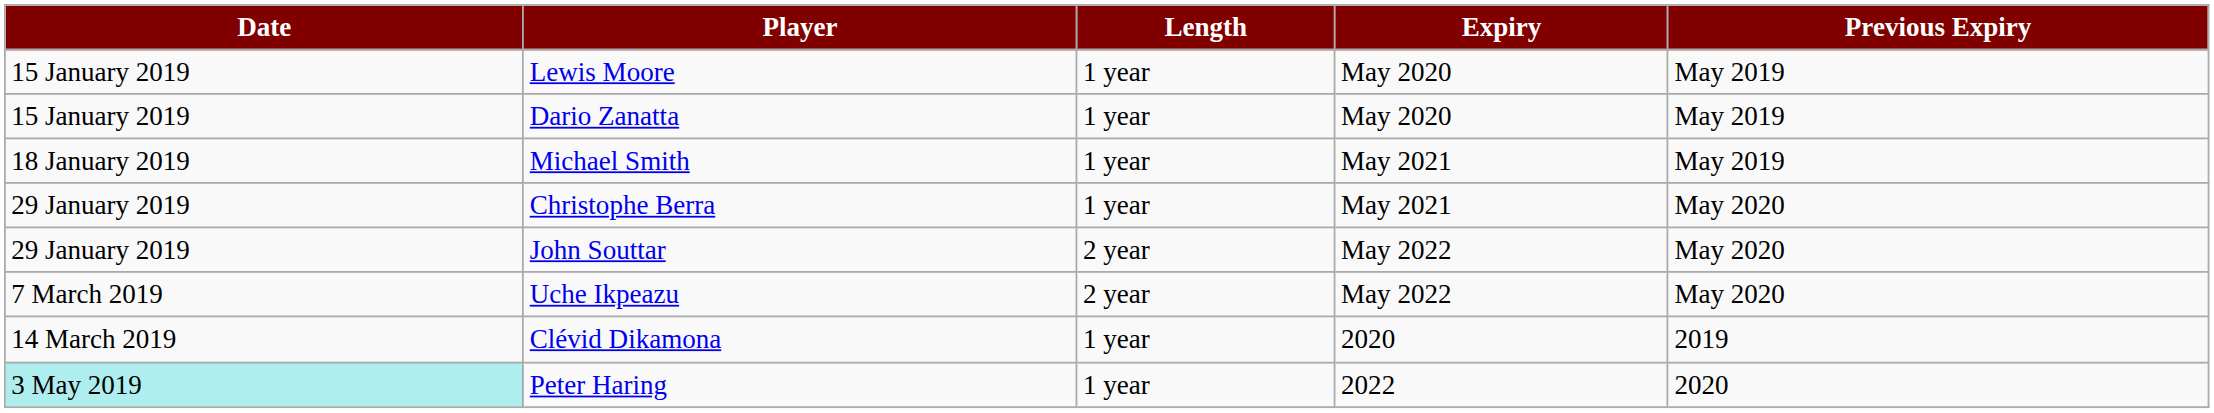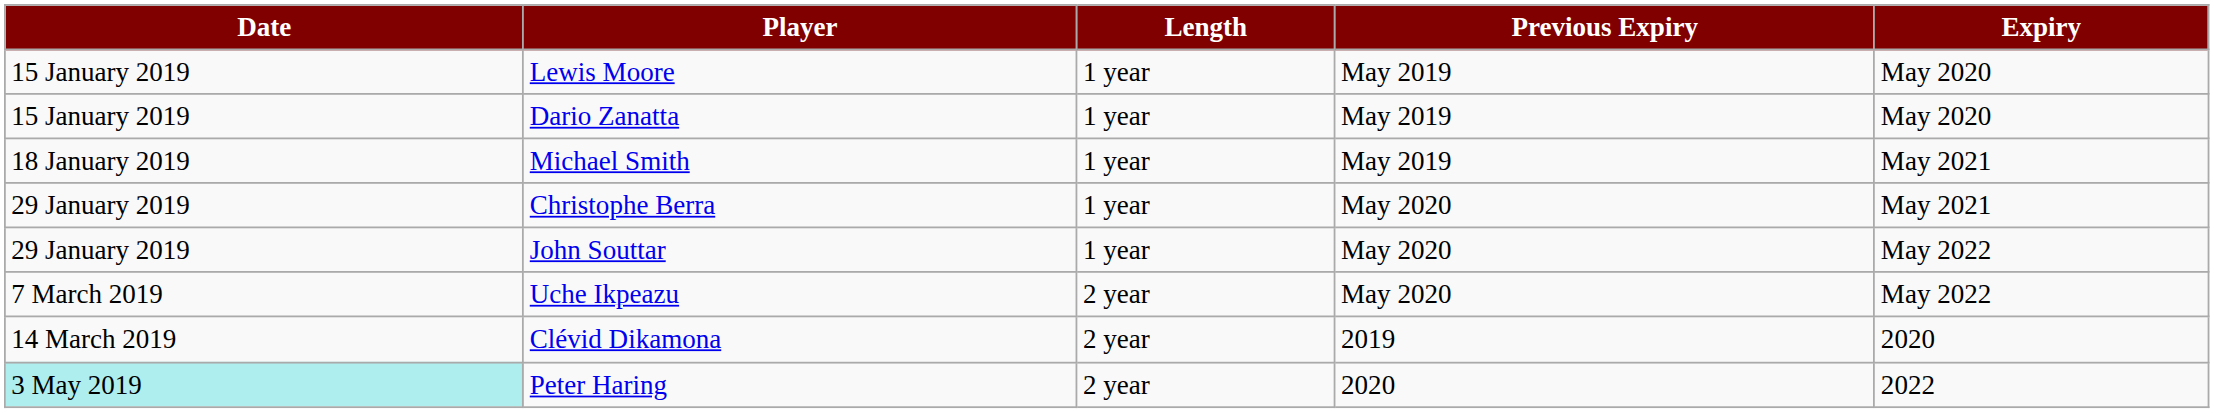columns swapped: (1938, 26) <-> (1501, 26)
(1116, 250) 2 year -> (1116, 250) 1 year
(1116, 339) 1 year -> (1116, 339) 2 year
(1116, 383) 1 year -> (1116, 383) 2 year
